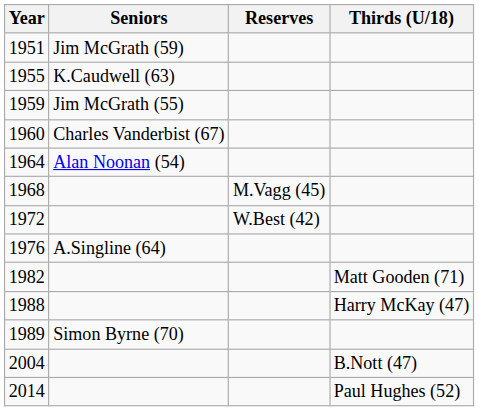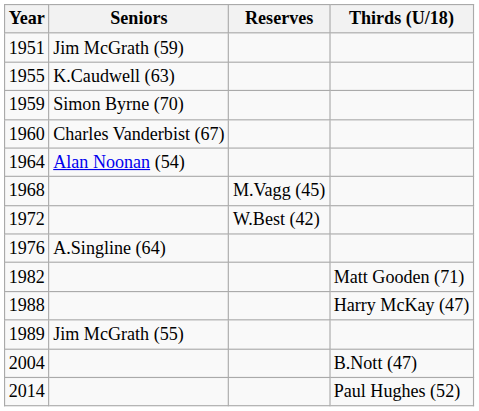(119, 104) Jim McGrath (55) -> (119, 104) Simon Byrne (70)
(119, 334) Simon Byrne (70) -> (119, 334) Jim McGrath (55)
